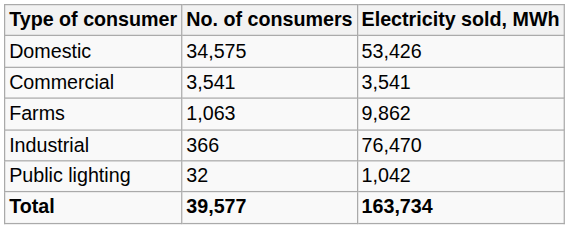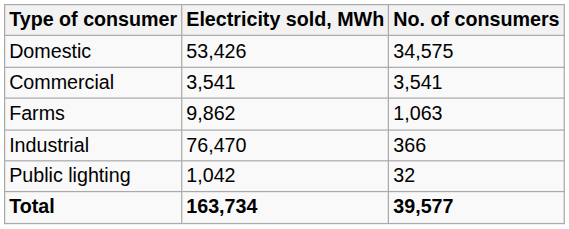columns swapped: (269, 20) <-> (461, 20)
